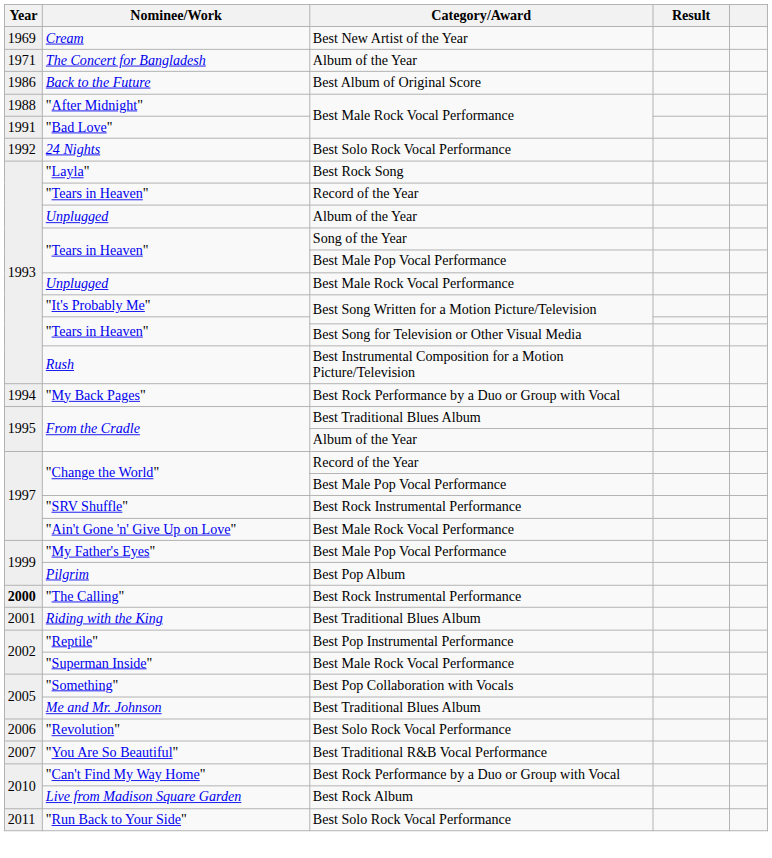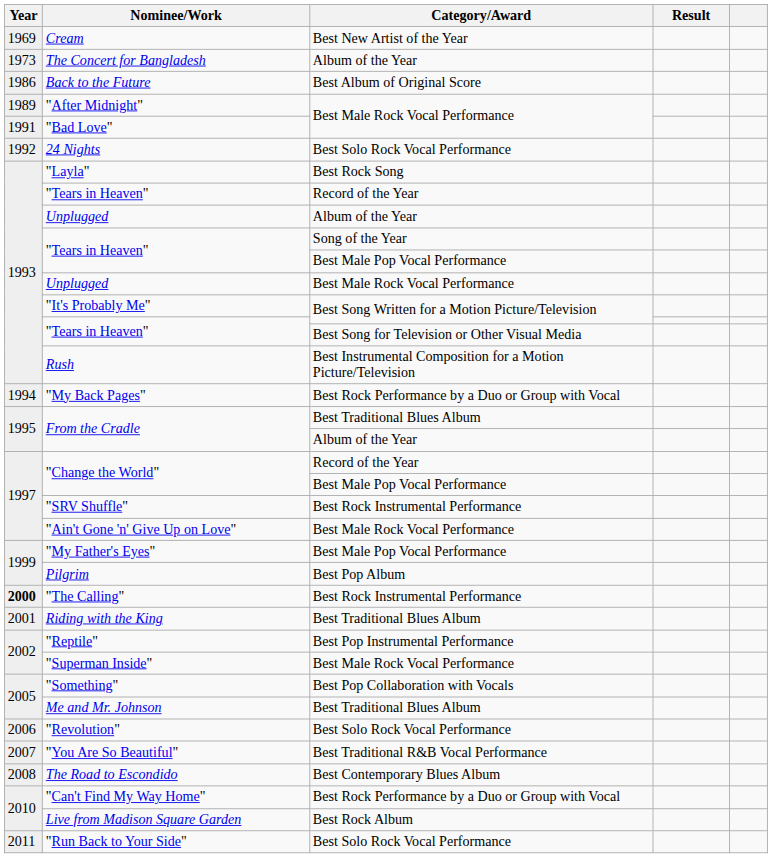(22, 60) 1971 -> (22, 60) 1973
(22, 104) 1988 -> (22, 104) 1989
+ row: (112, 774)
